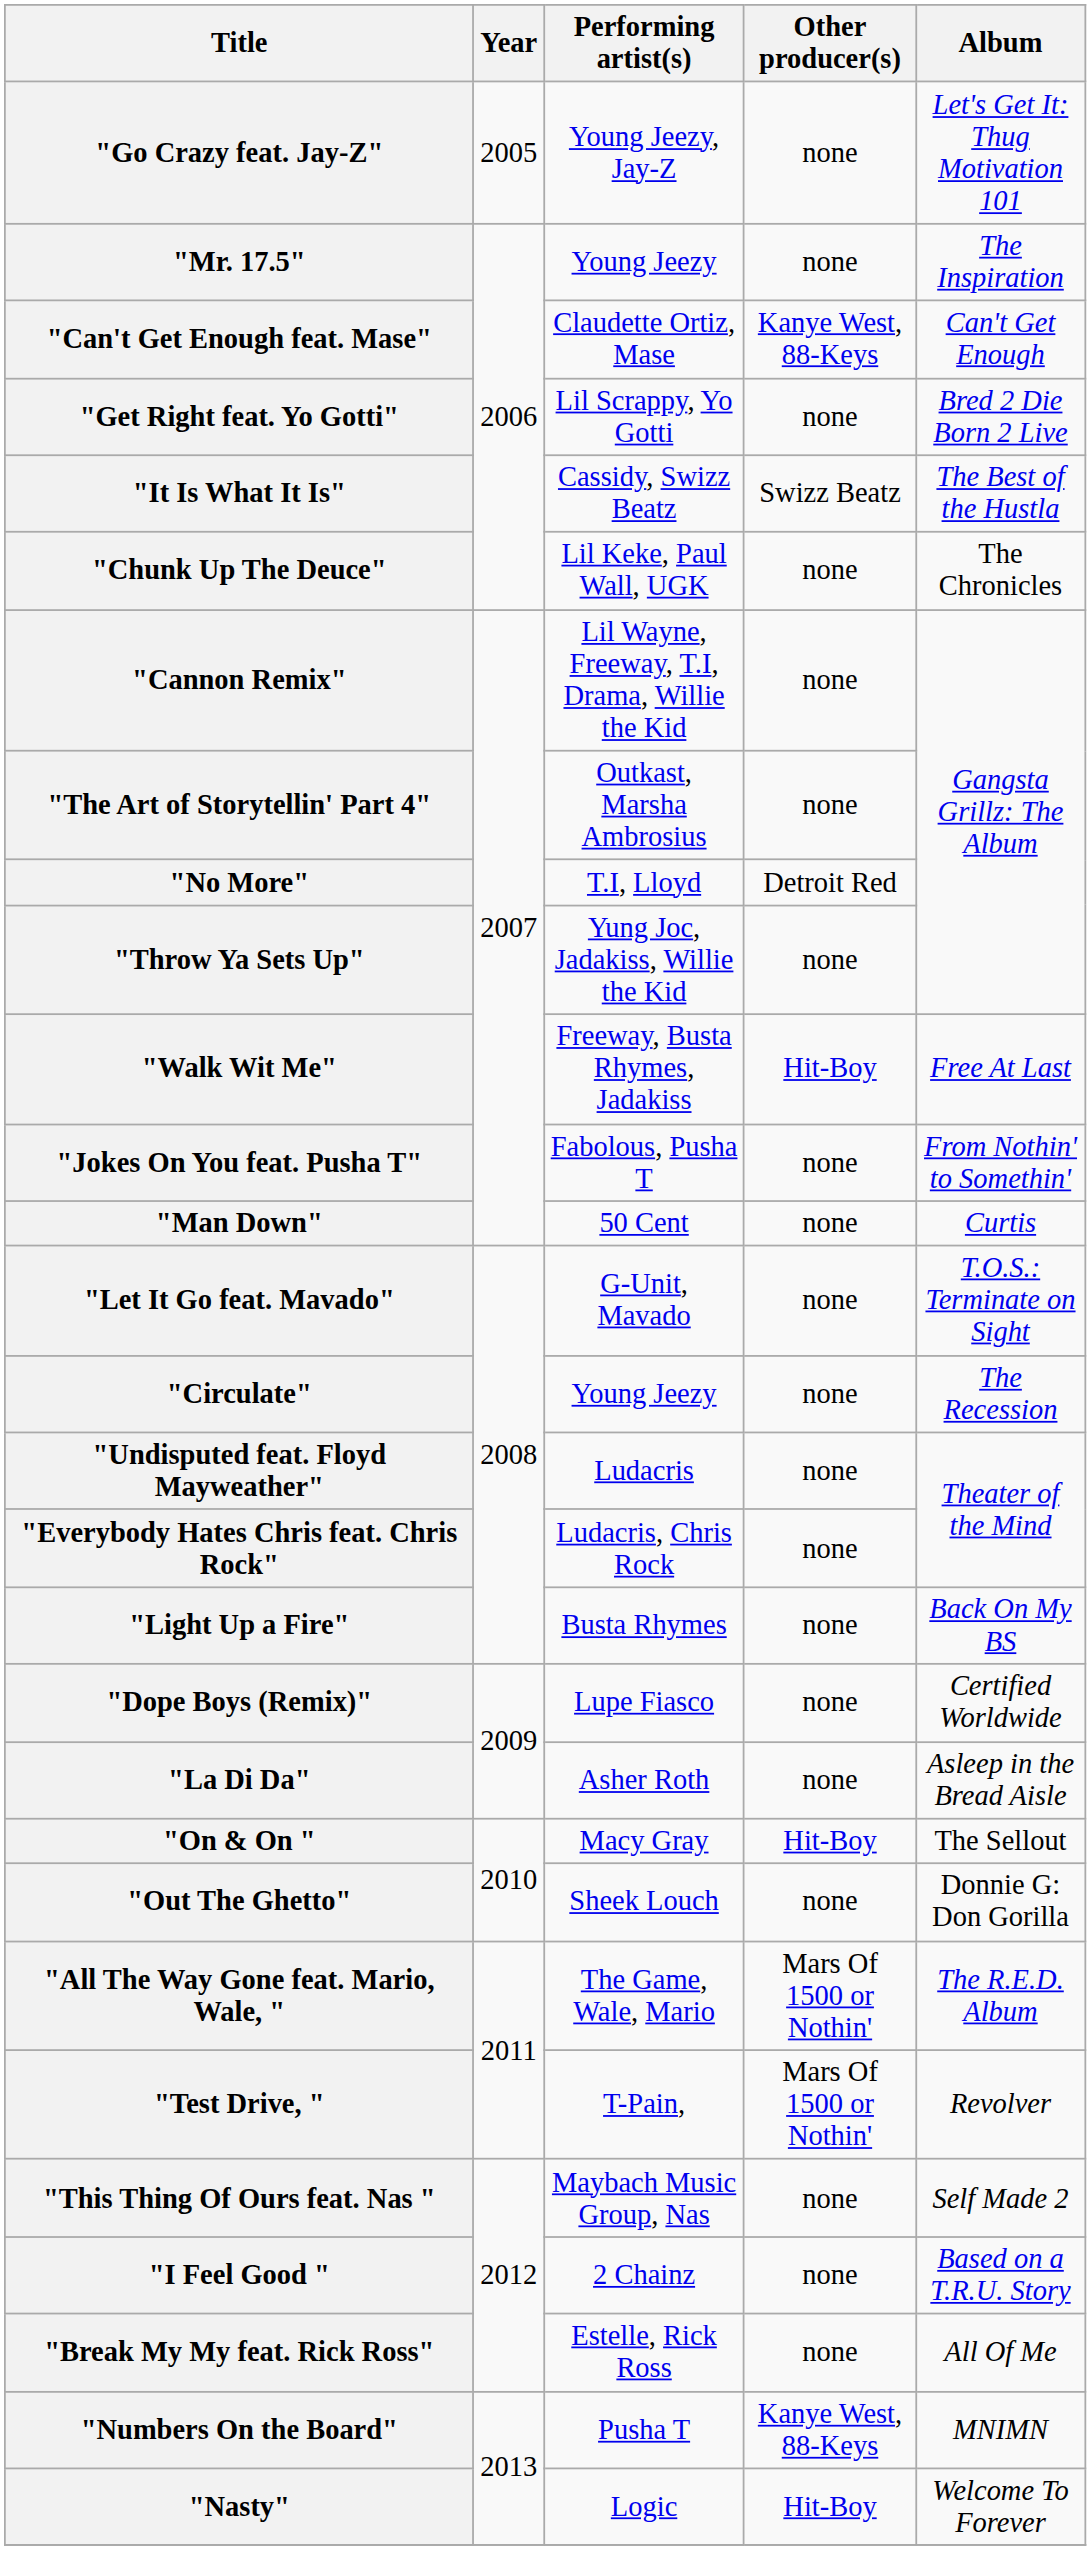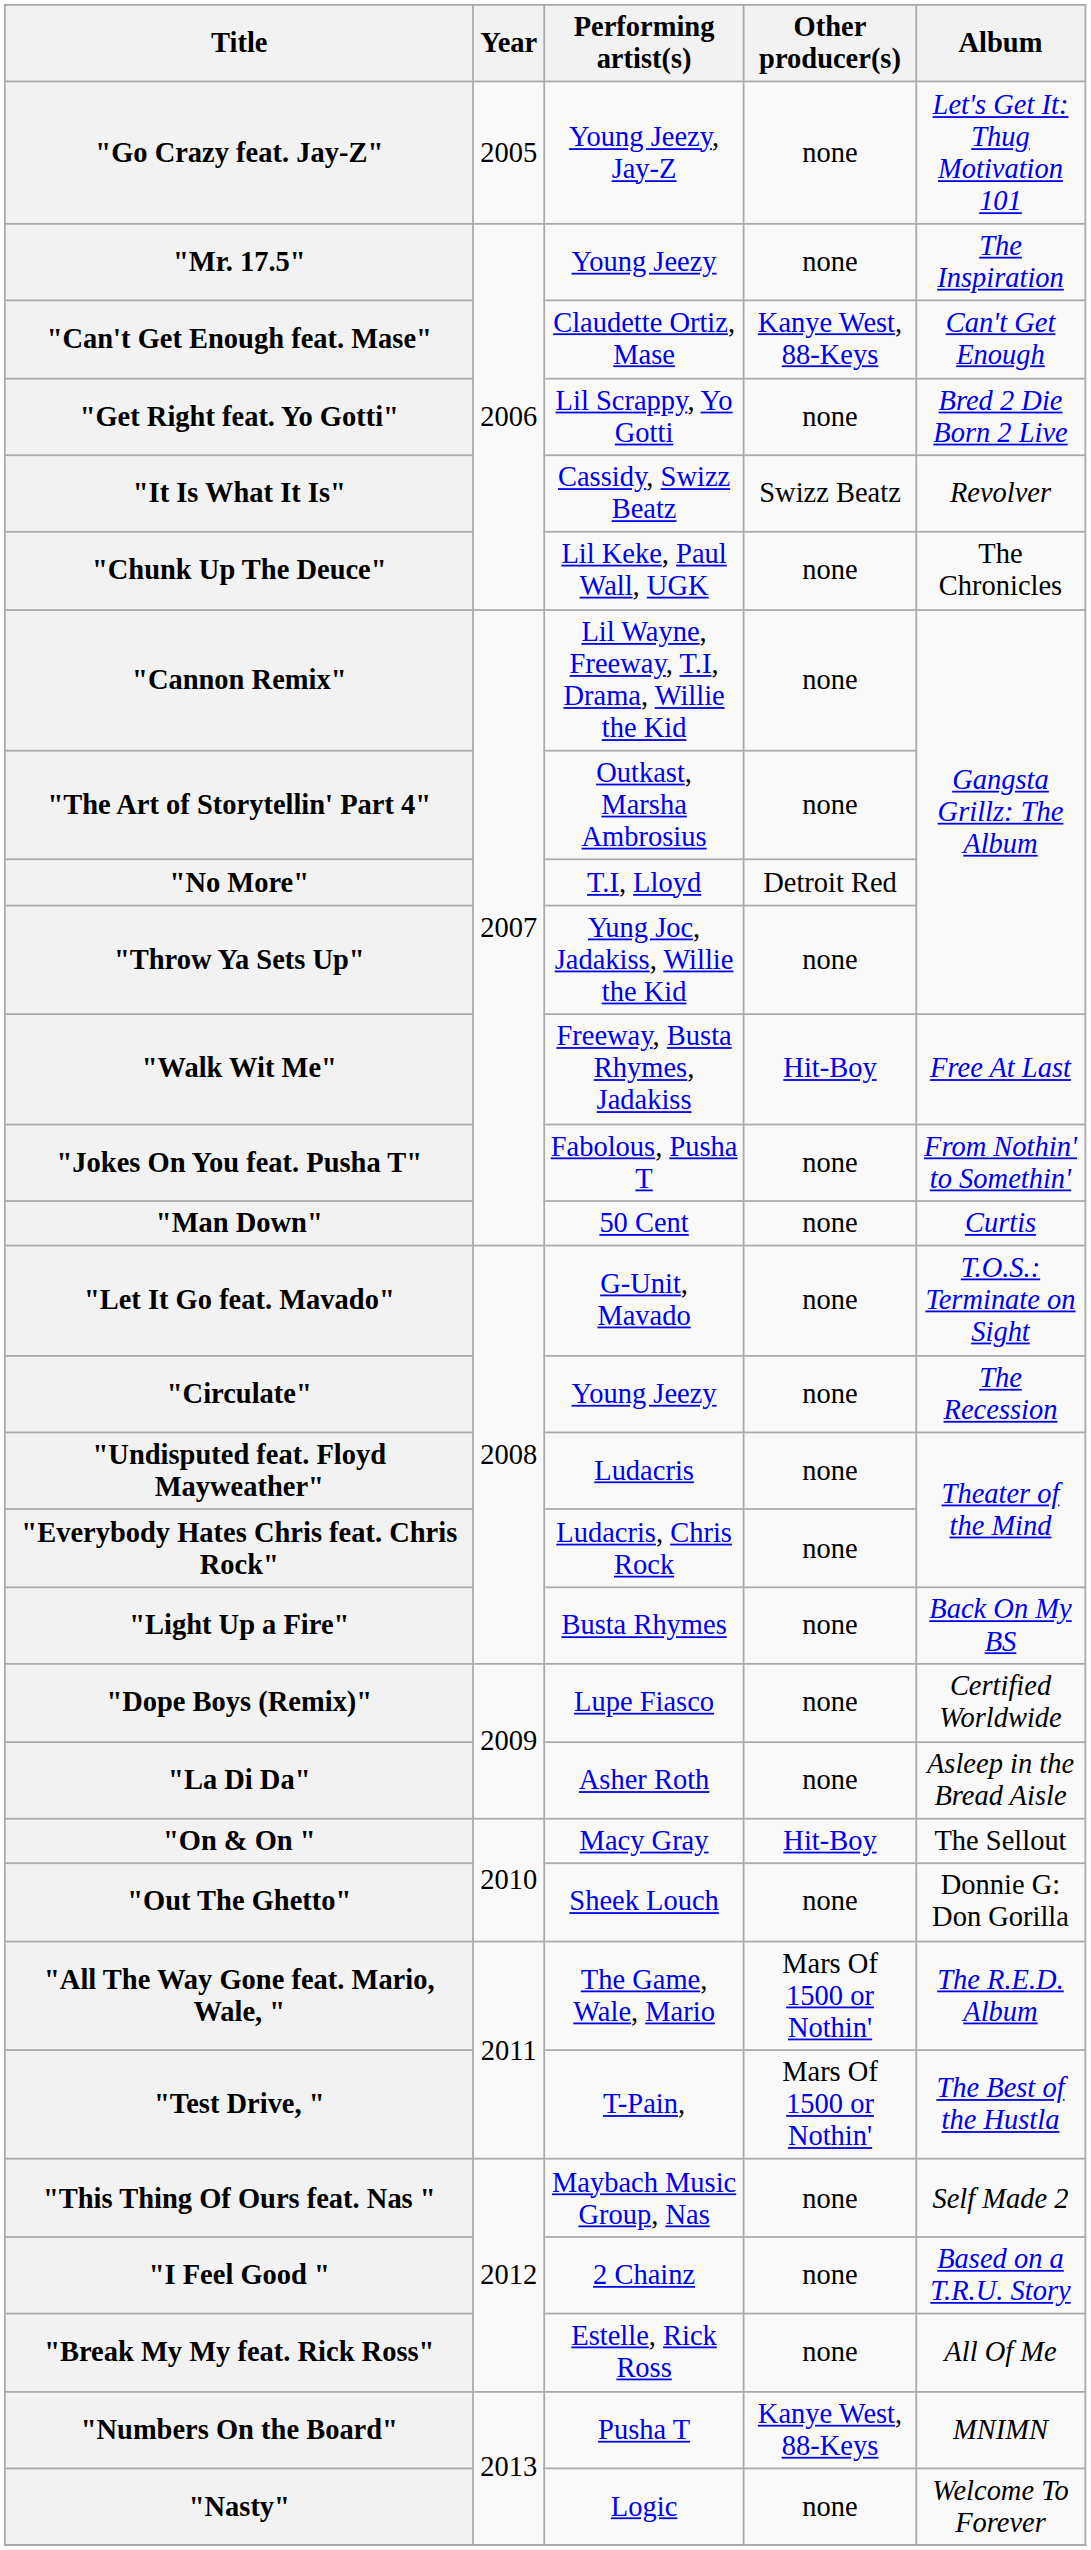(1000, 493) The Best of the Hustla -> (1001, 493) Revolver
(1001, 2104) Revolver -> (1000, 2104) The Best of the Hustla
(830, 2506) Hit-Boy -> (830, 2506) none
